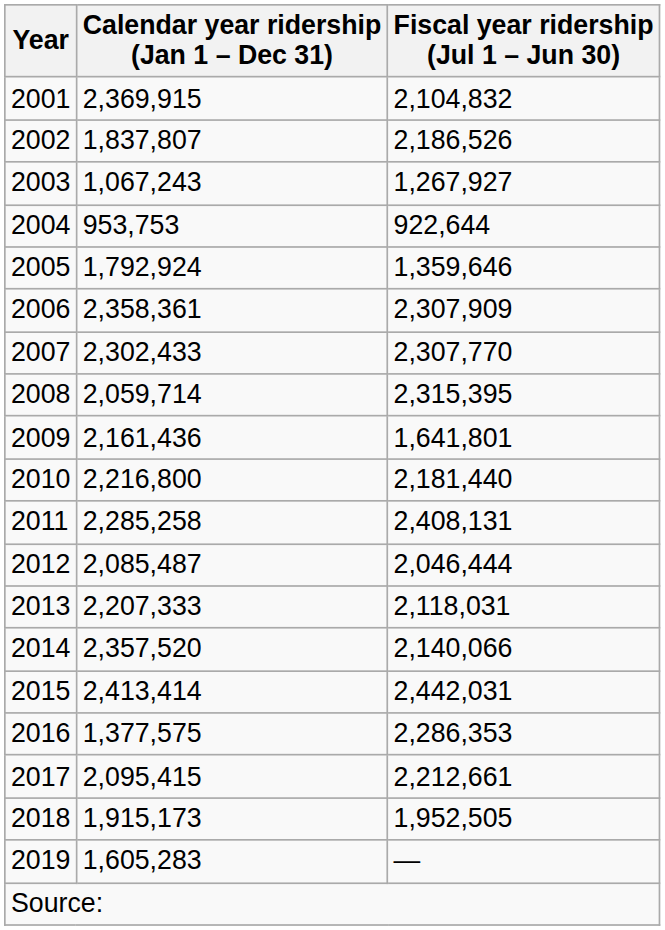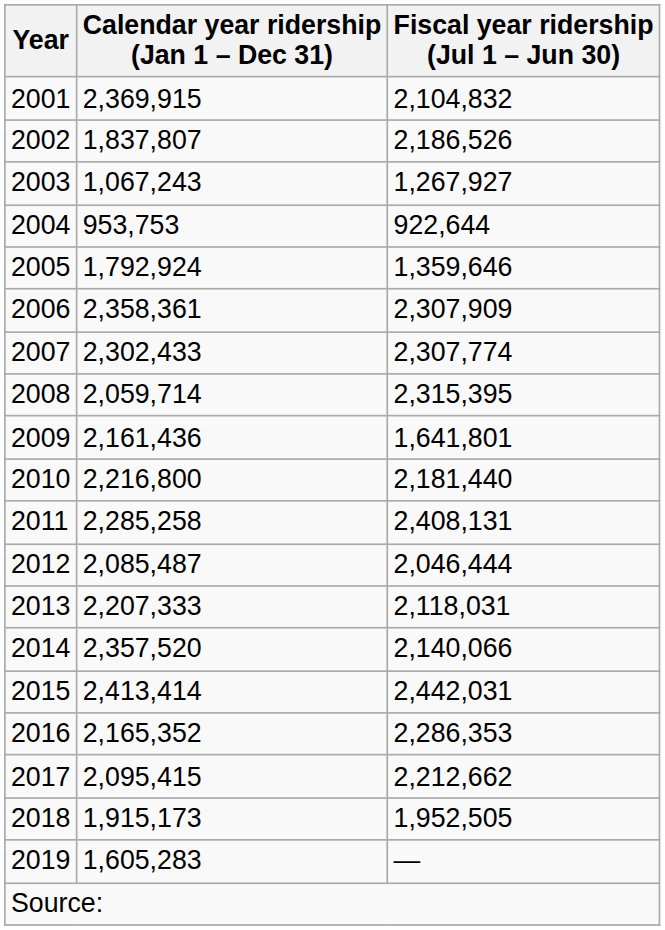(453, 352) 2,307,770 -> (453, 352) 2,307,774
(142, 733) 1,377,575 -> (142, 733) 2,165,352
(453, 776) 2,212,661 -> (453, 776) 2,212,662
